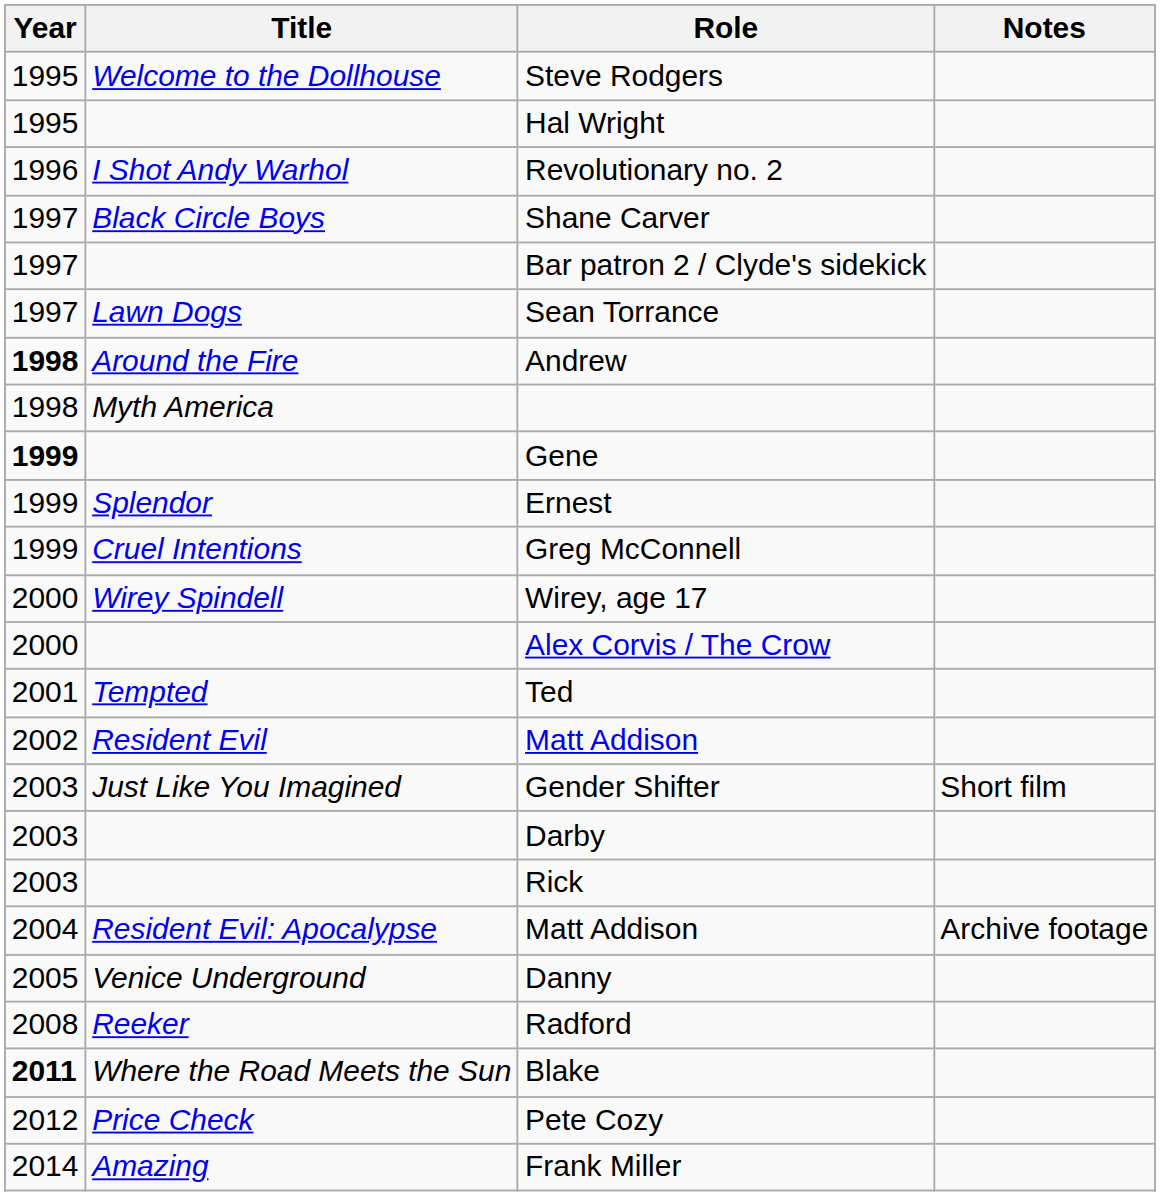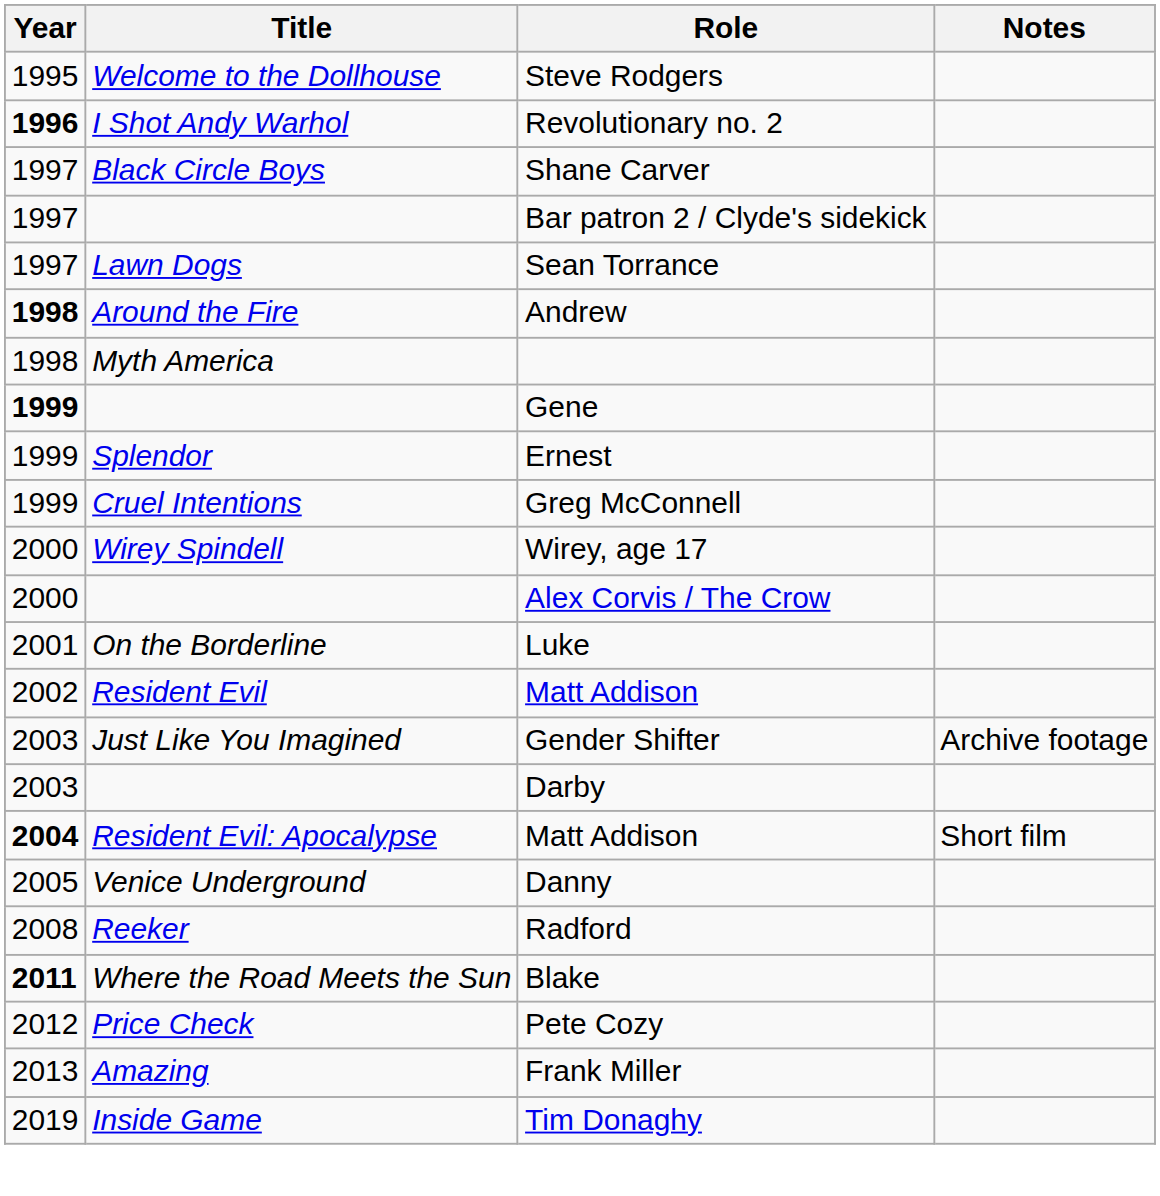- row: (302, 124)
(45, 170) normal -> (45, 123) bold
- row: (150, 692)
+ row: (209, 645)
(1004, 787) Short film -> (1044, 739) Archive footage
- row: (302, 883)
(45, 929) normal -> (45, 834) bold
(1044, 929) Archive footage -> (1004, 834) Short film
(45, 1167) 2014 -> (45, 1072) 2013
+ row: (177, 1119)
